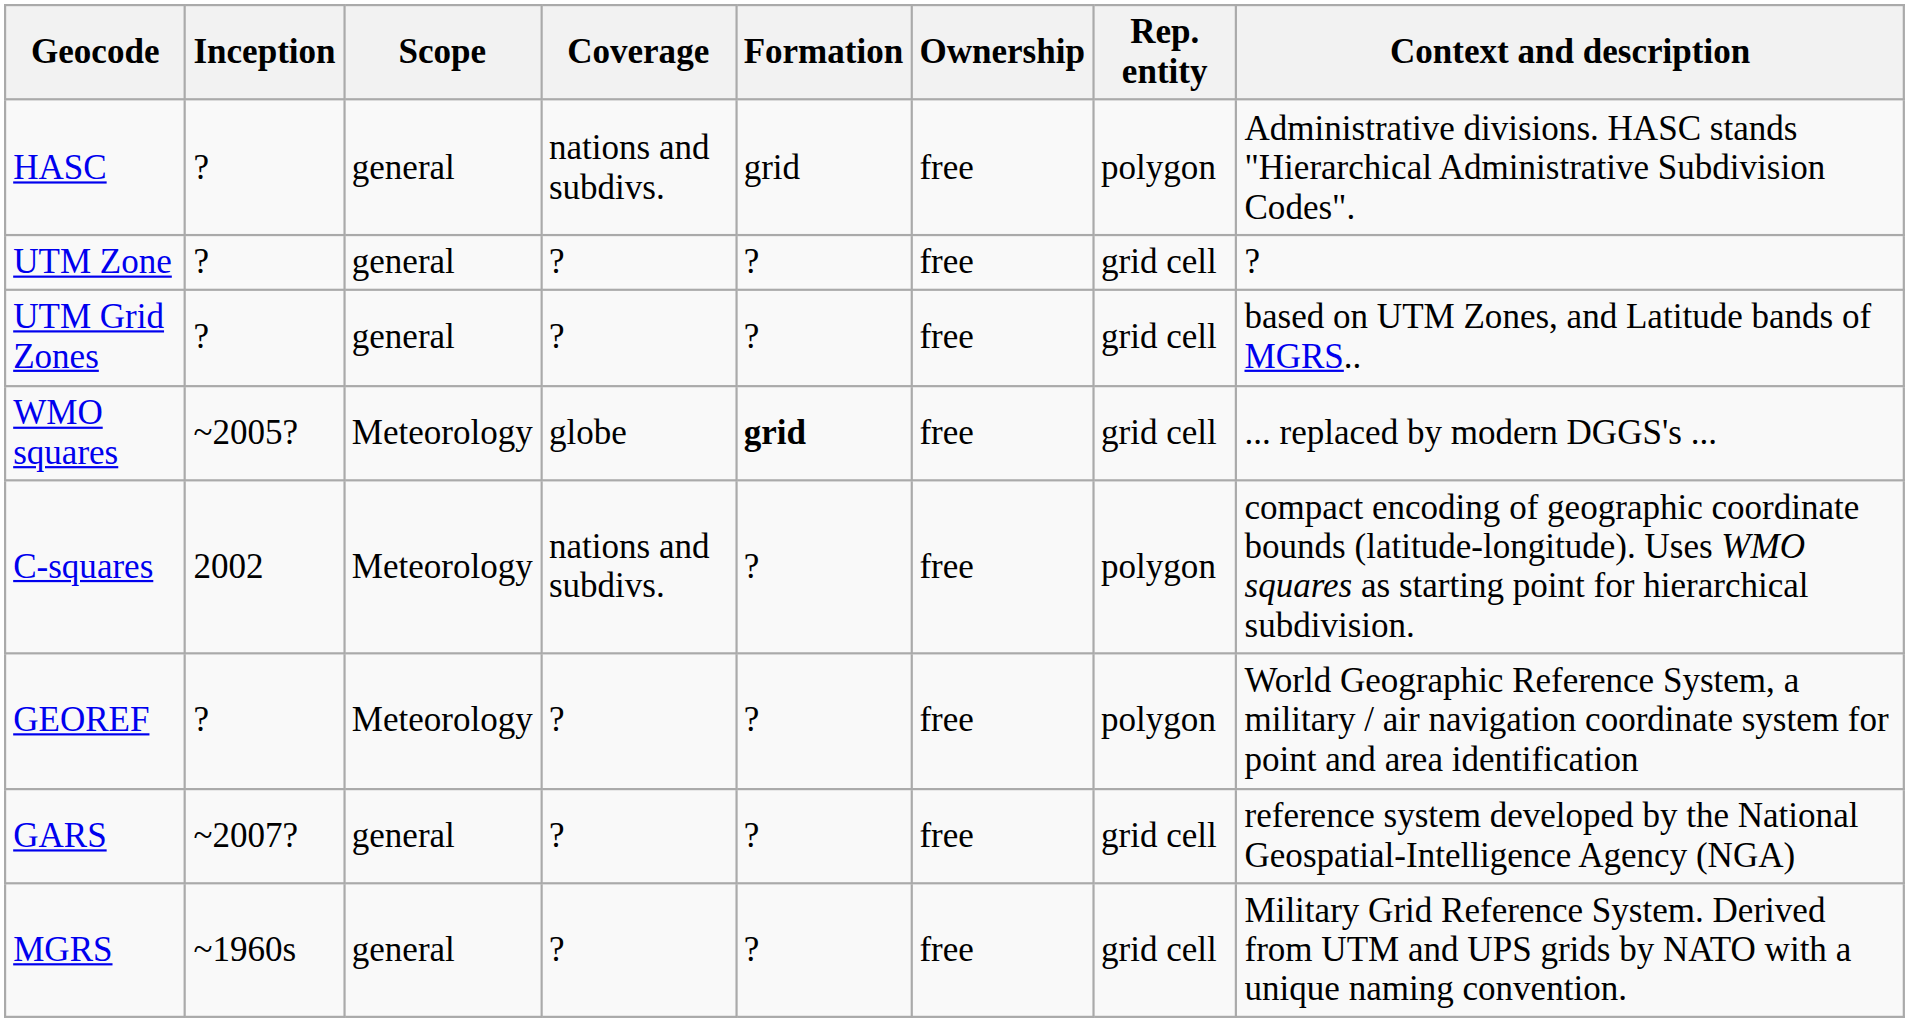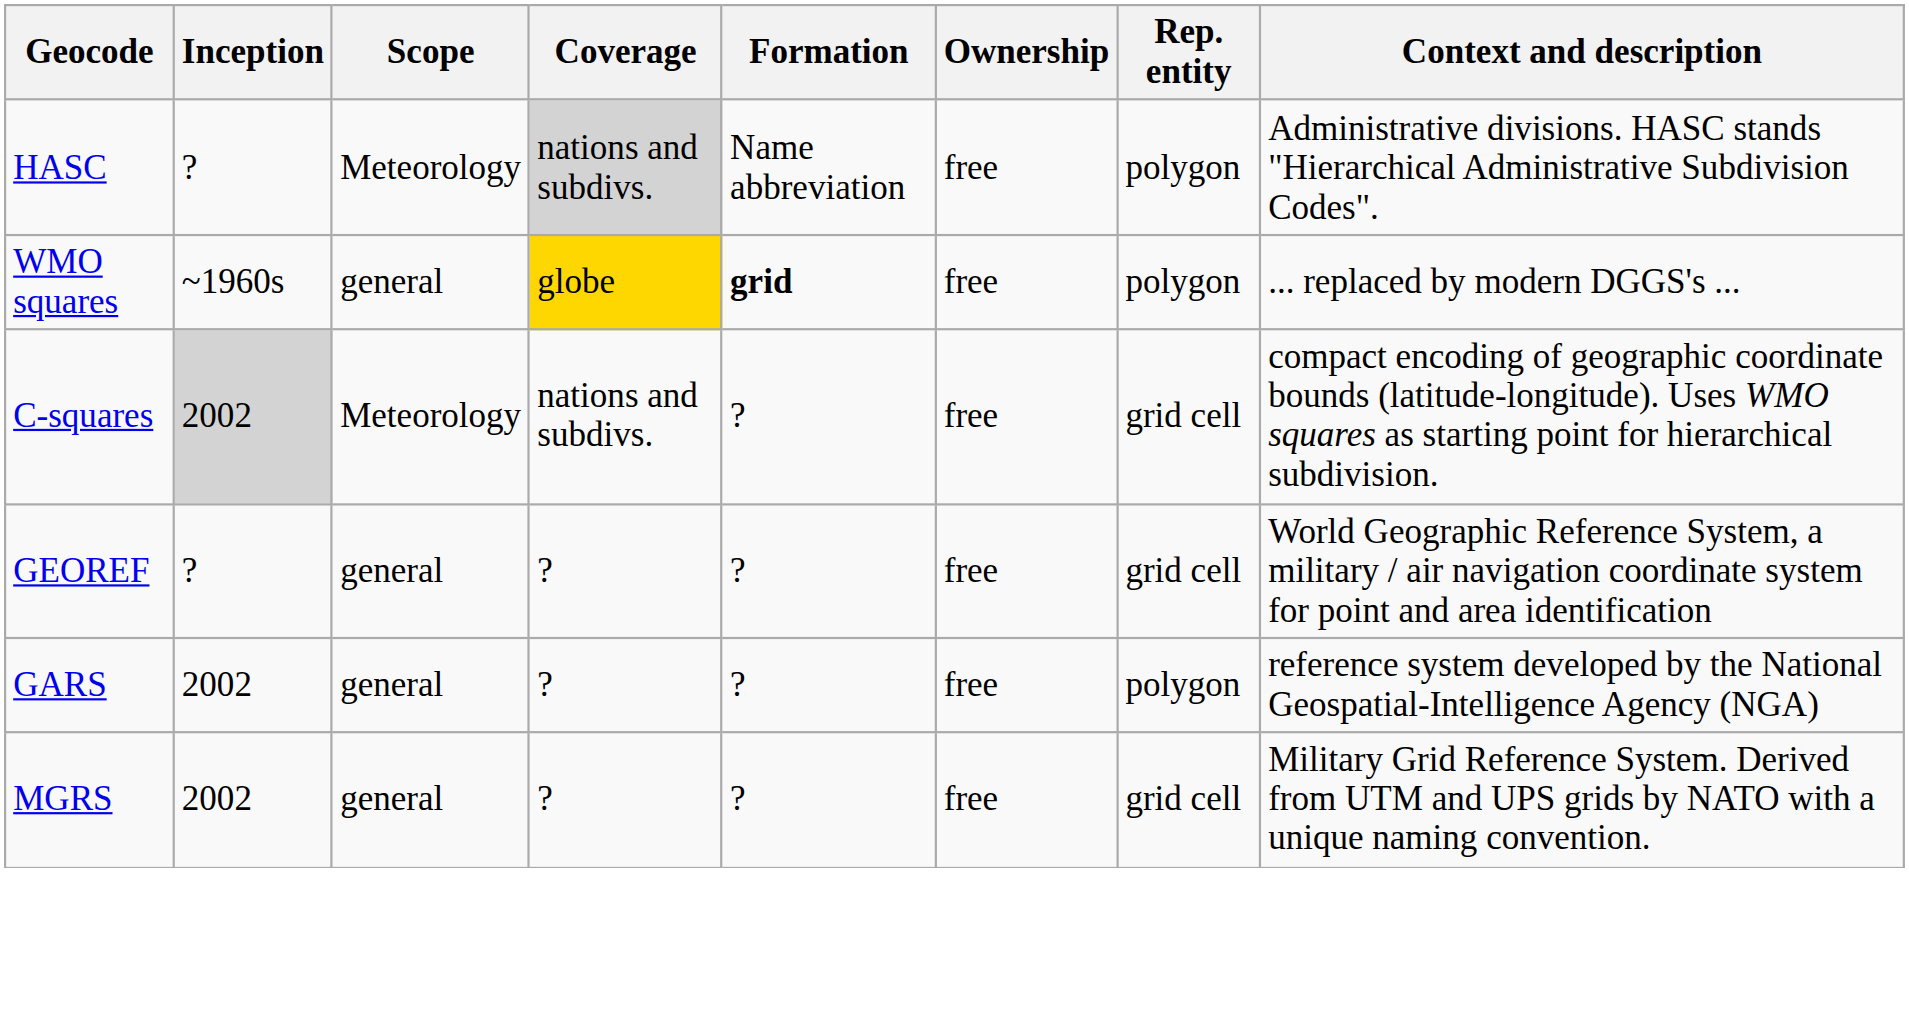(403, 166) general -> (431, 166) Meteorology
(629, 166) no background -> (618, 166) lightgrey background
(772, 166) grid -> (818, 166) Name abbreviation
- row: (92, 261)
- row: (89, 336)
(246, 431) ~2005? -> (233, 281) ~1960s
(442, 431) Meteorology -> (392, 281) general
(588, 431) no background -> (576, 281) gold background
(1159, 431) grid cell -> (1183, 281) polygon
(228, 566) no background -> (217, 415) lightgrey background
(1158, 566) polygon -> (1183, 415) grid cell
(442, 720) Meteorology -> (392, 569) general
(1158, 720) polygon -> (1183, 569) grid cell
(246, 835) ~2007? -> (217, 684) 2002
(1159, 835) grid cell -> (1183, 684) polygon
(245, 949) ~1960s -> (217, 799) 2002
